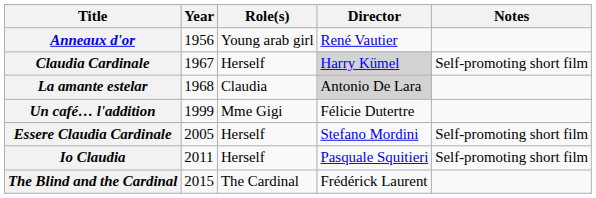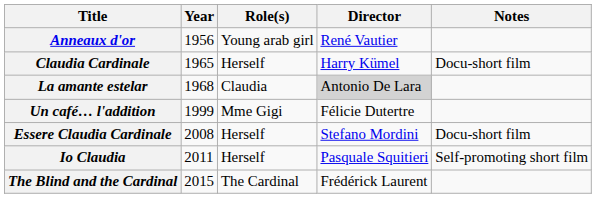(199, 63) 1967 -> (199, 63) 1965
(360, 63) lightgrey background -> (360, 63) no background
(512, 63) Self-promoting short film -> (483, 63) Docu-short film
(199, 134) 2005 -> (199, 134) 2008
(512, 134) Self-promoting short film -> (483, 134) Docu-short film
